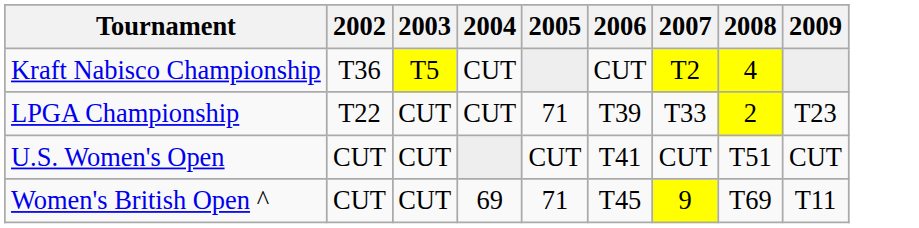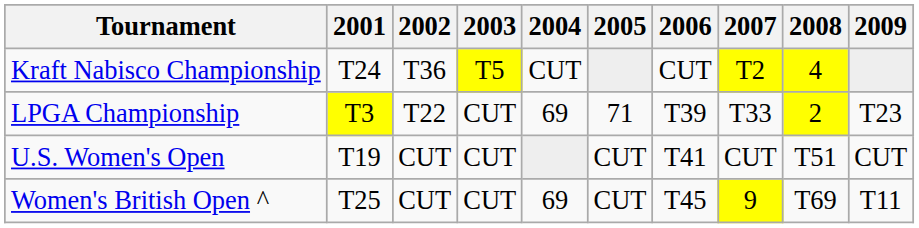+ column: (359, 26)
(490, 113) CUT -> (555, 113) 69
(555, 200) 71 -> (620, 200) CUT
